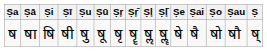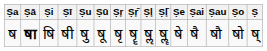columns swapped: (216, 12) <-> (236, 12)
(30, 34) normal -> (30, 34) bold
